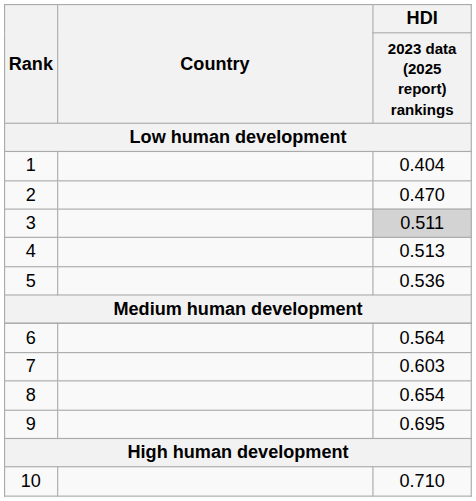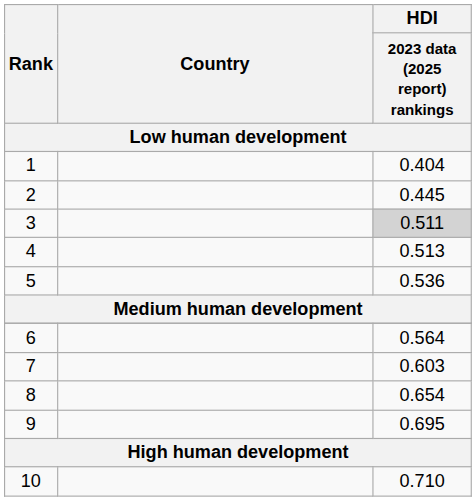(422, 194) 0.470 -> (422, 194) 0.445
